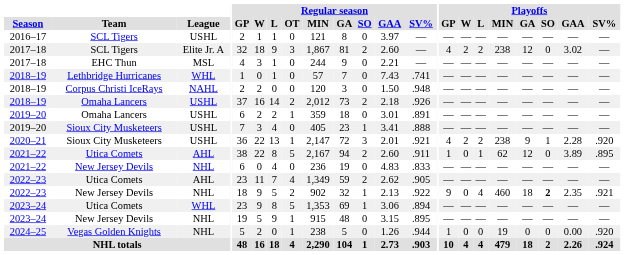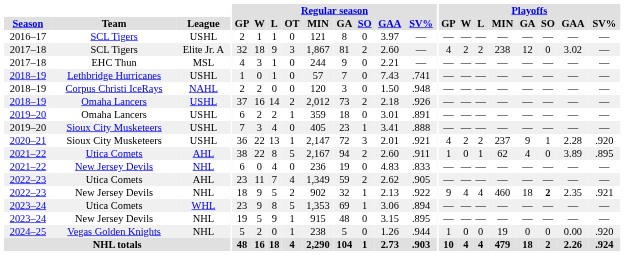(203, 75) WHL -> (203, 75) USHL
(502, 140) 238 -> (502, 140) 237
(528, 153) 12 -> (528, 153) 4
(466, 192) 0 -> (466, 192) 4
